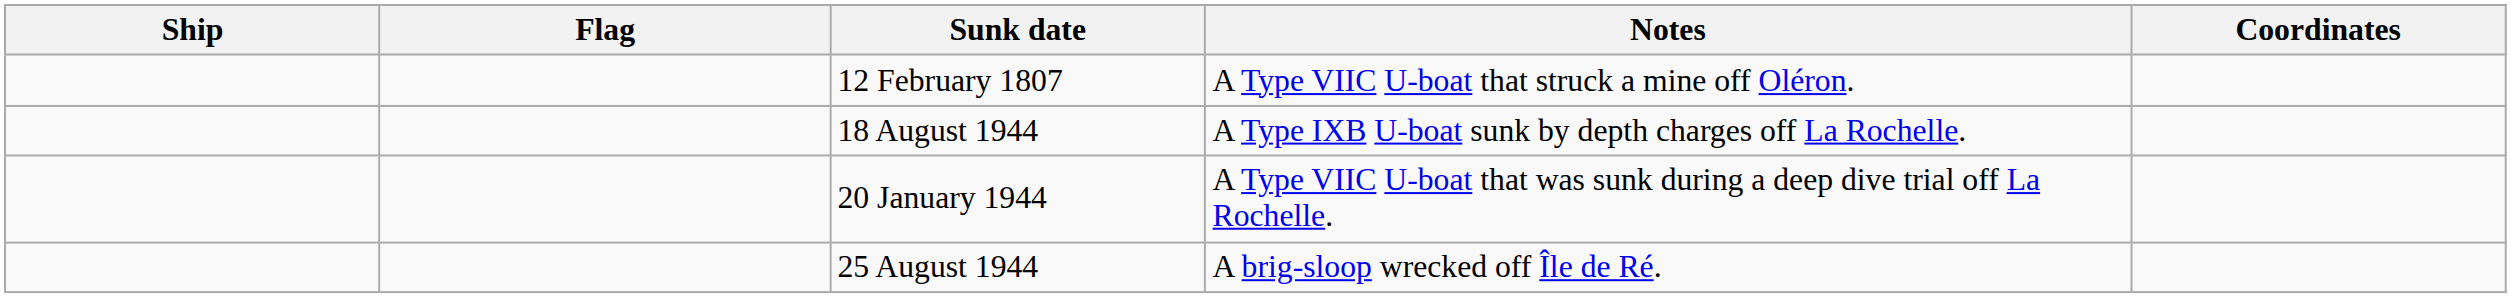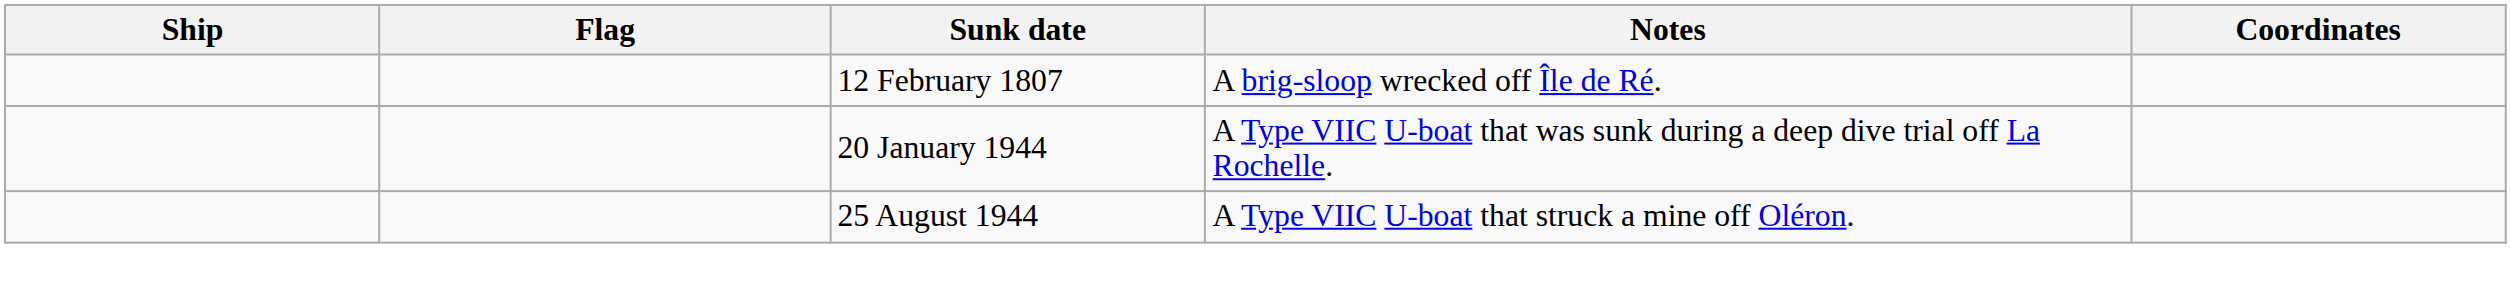(1534, 79) A Type VIIC U-boat that struck a mine off Oléron. -> (1437, 79) A brig-sloop wrecked off Île de Ré.
- row: (938, 130)
(1437, 266) A brig-sloop wrecked off Île de Ré. -> (1534, 215) A Type VIIC U-boat that struck a mine off Oléron.
